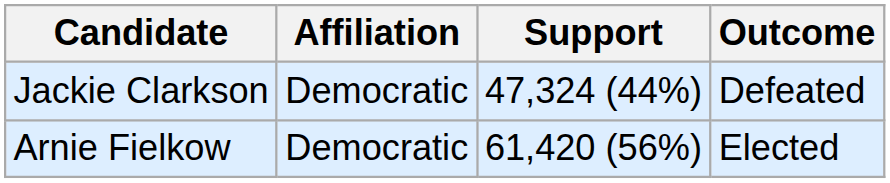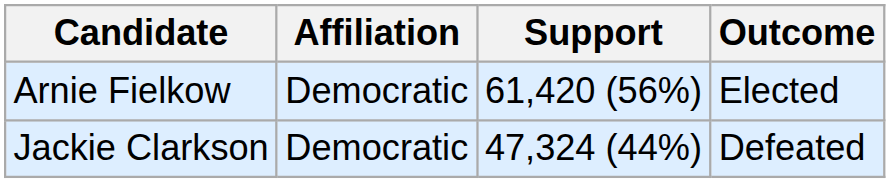rows swapped: (122, 147) <-> (141, 90)
